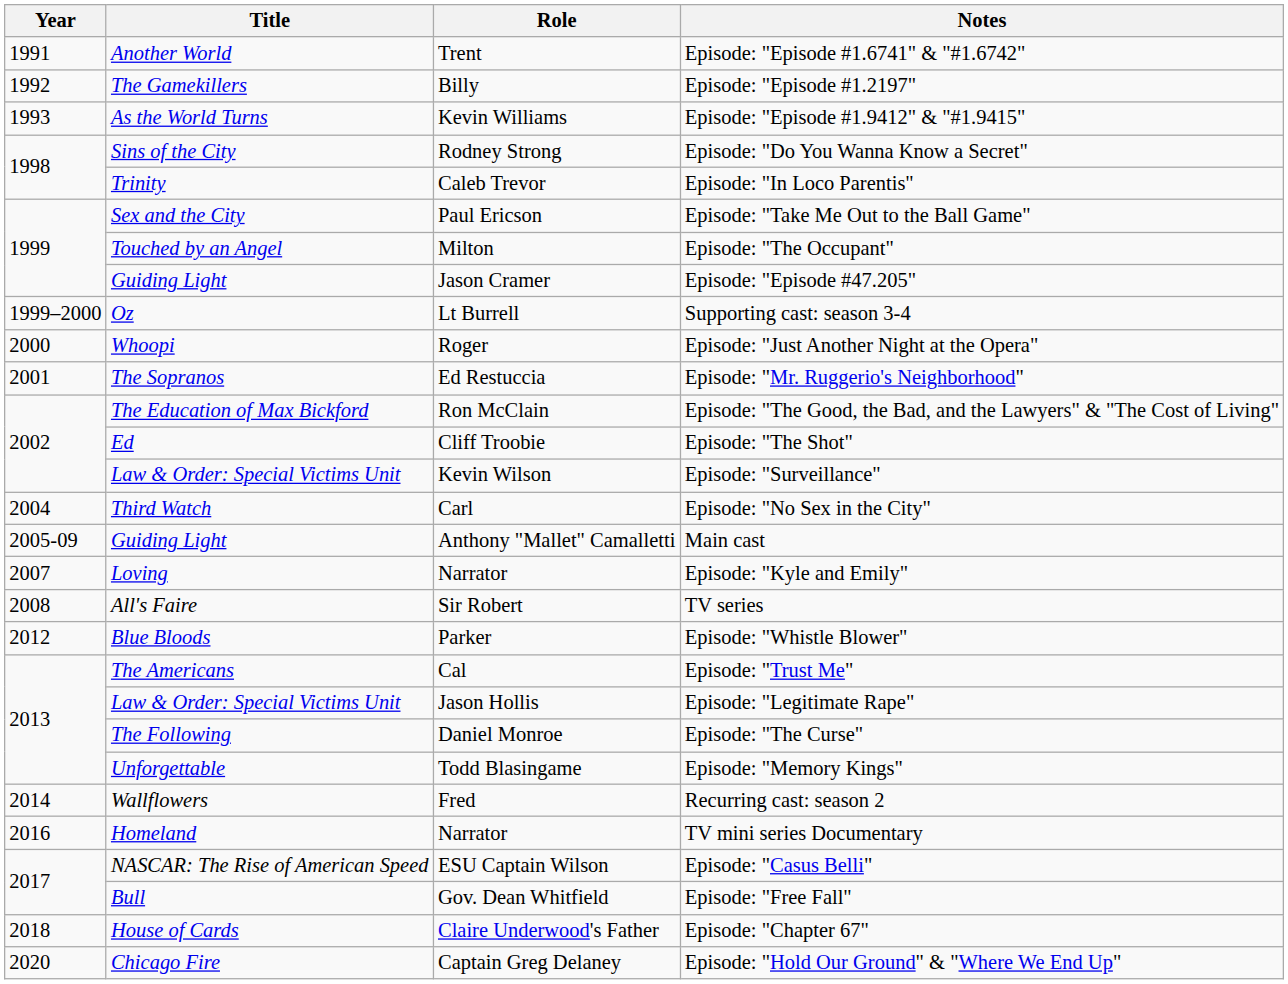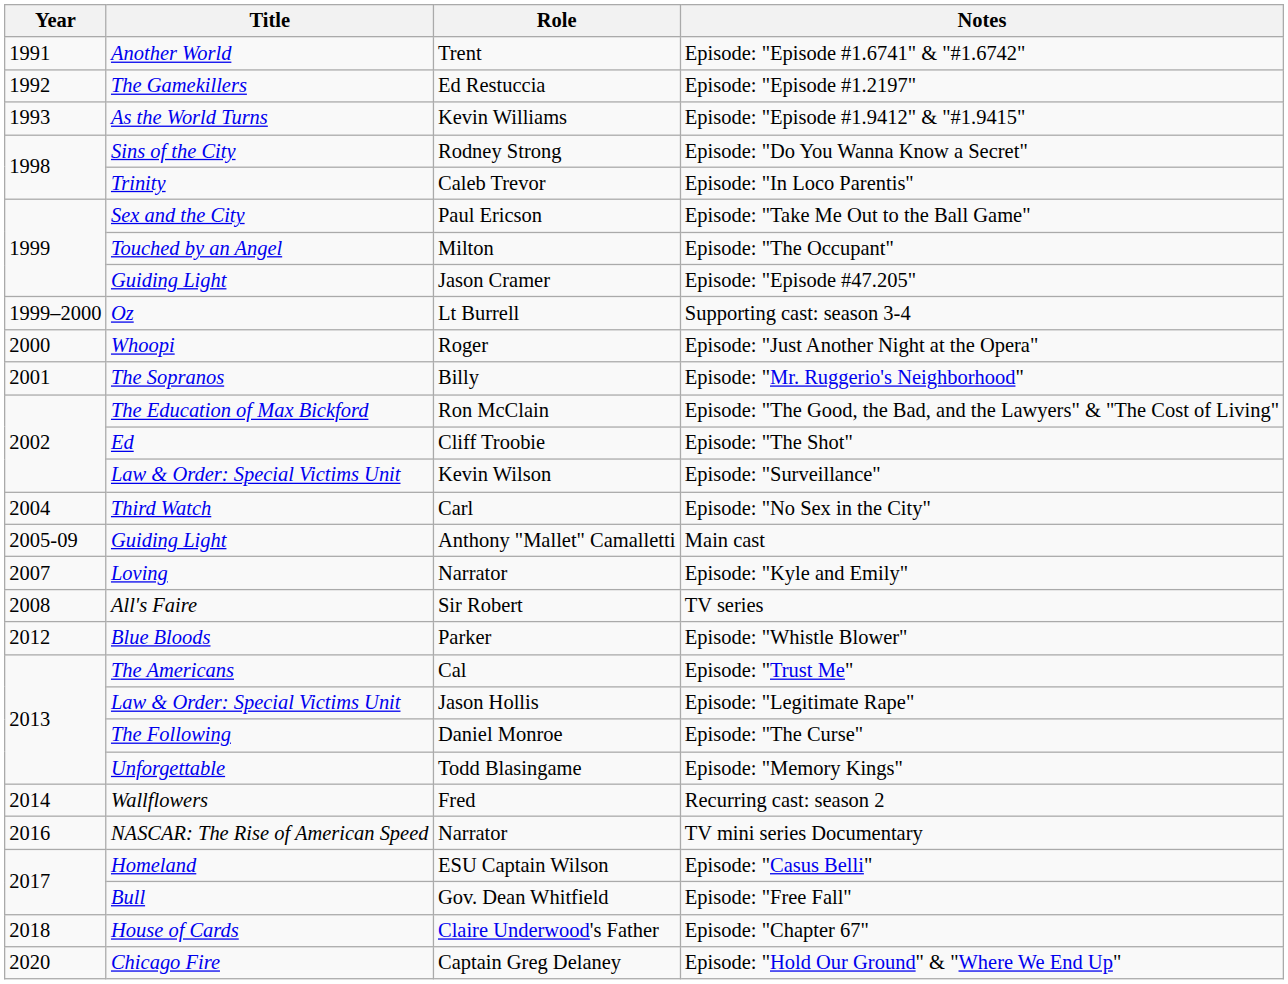(458, 85) Billy -> (492, 85) Ed Restuccia
(492, 378) Ed Restuccia -> (458, 378) Billy
(154, 832) Homeland -> (270, 832) NASCAR: The Rise of American Speed
(270, 865) NASCAR: The Rise of American Speed -> (154, 865) Homeland
